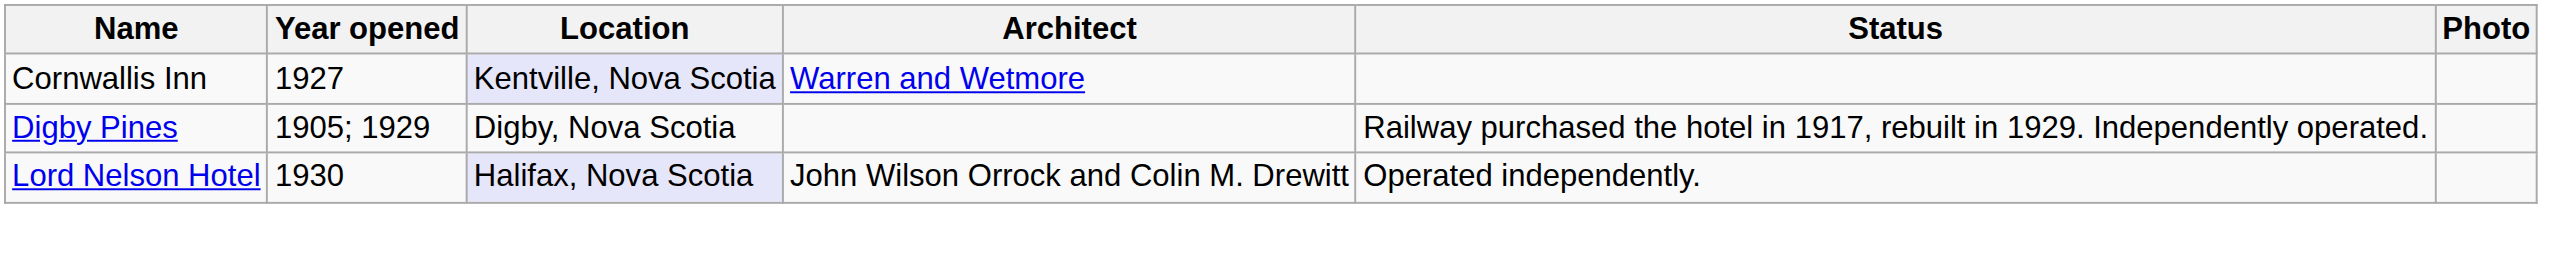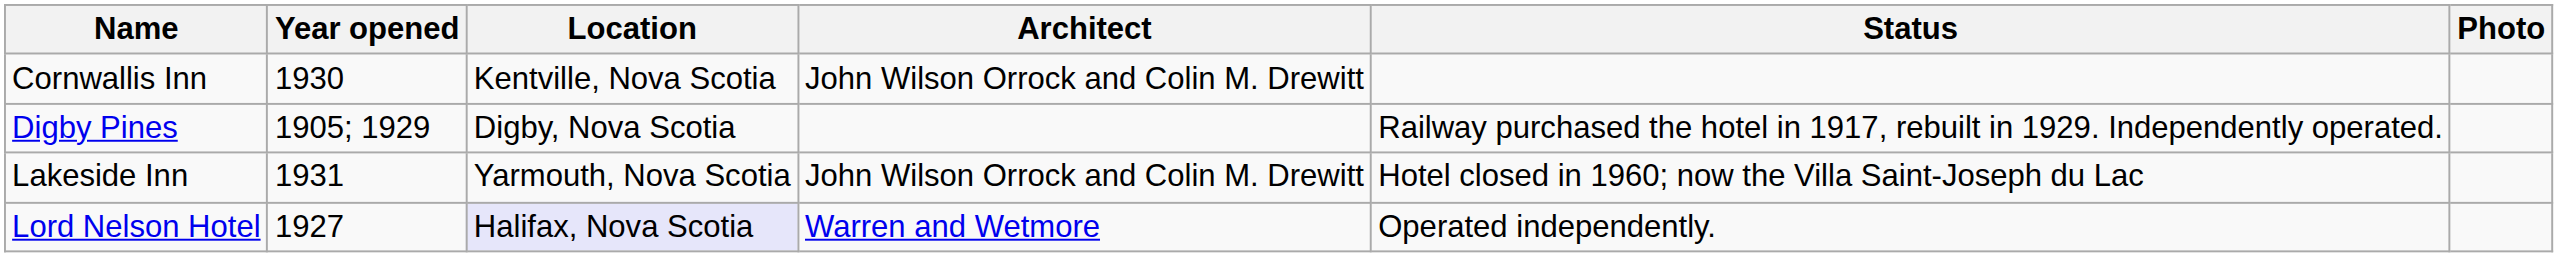(309, 78) 1927 -> (309, 78) 1930
(625, 78) lavender background -> (625, 78) no background
(938, 78) Warren and Wetmore -> (1084, 78) John Wilson Orrock and Colin M. Drewitt
+ row: (100, 176)
(309, 176) 1930 -> (309, 226) 1927
(1070, 176) John Wilson Orrock and Colin M. Drewitt -> (953, 226) Warren and Wetmore
